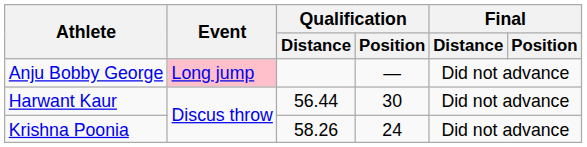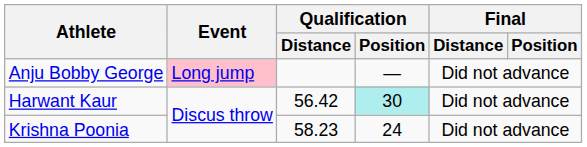(316, 101) 56.44 -> (316, 101) 56.42
(392, 101) no background -> (392, 101) paleturquoise background
(316, 129) 58.26 -> (316, 129) 58.23
